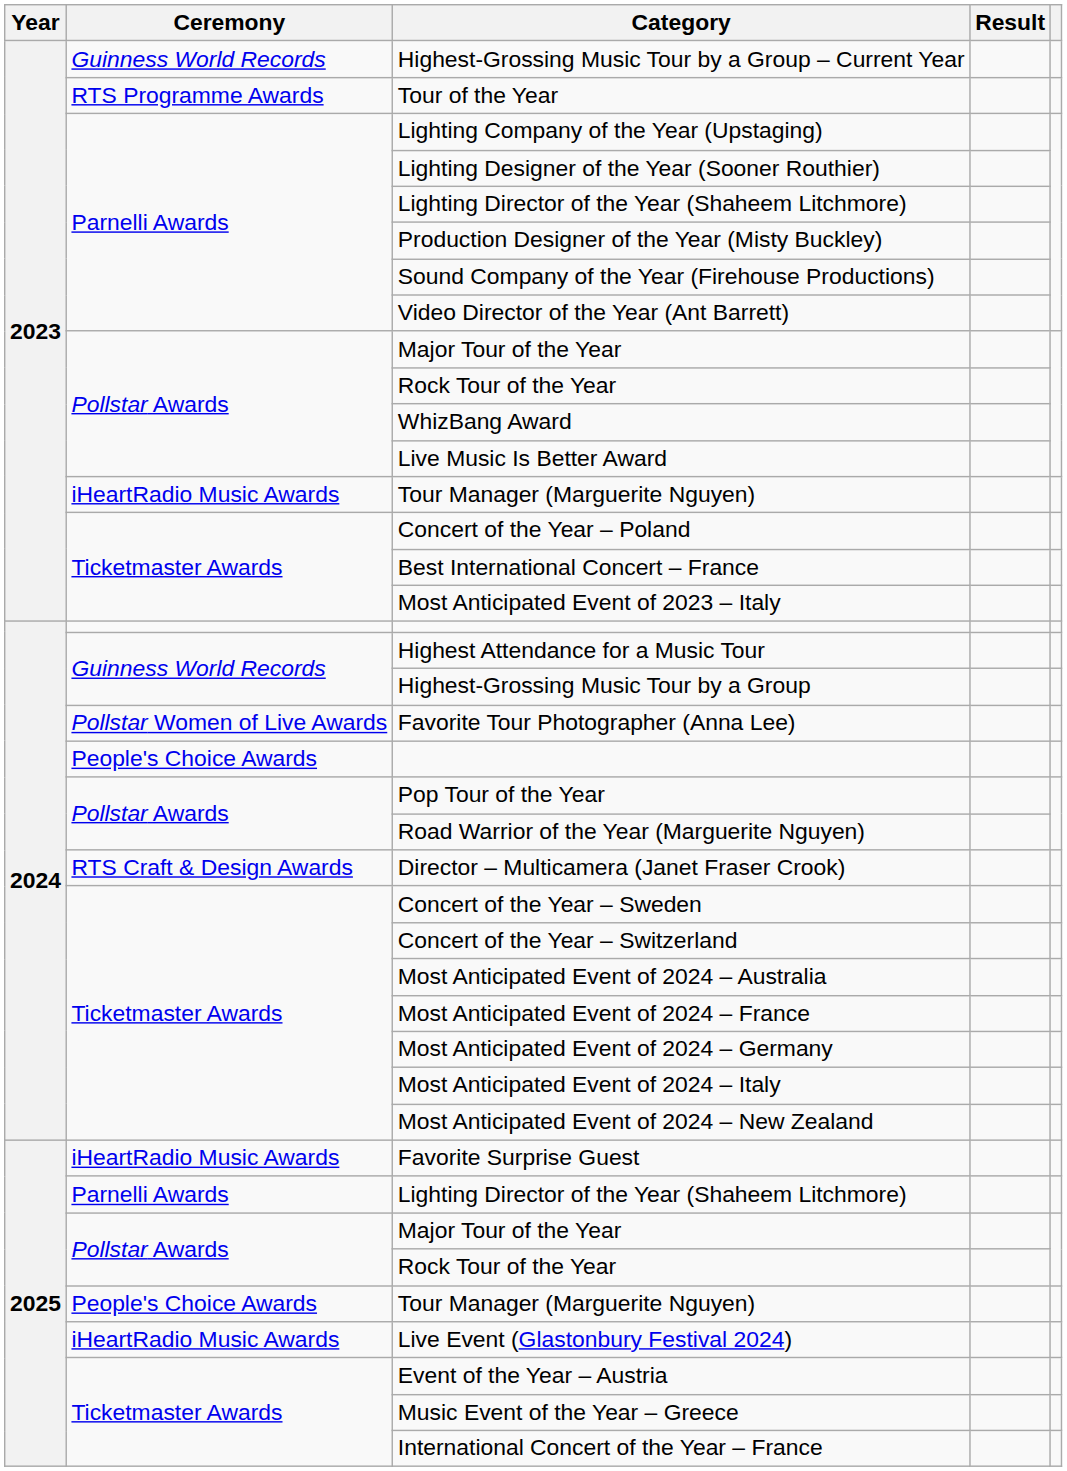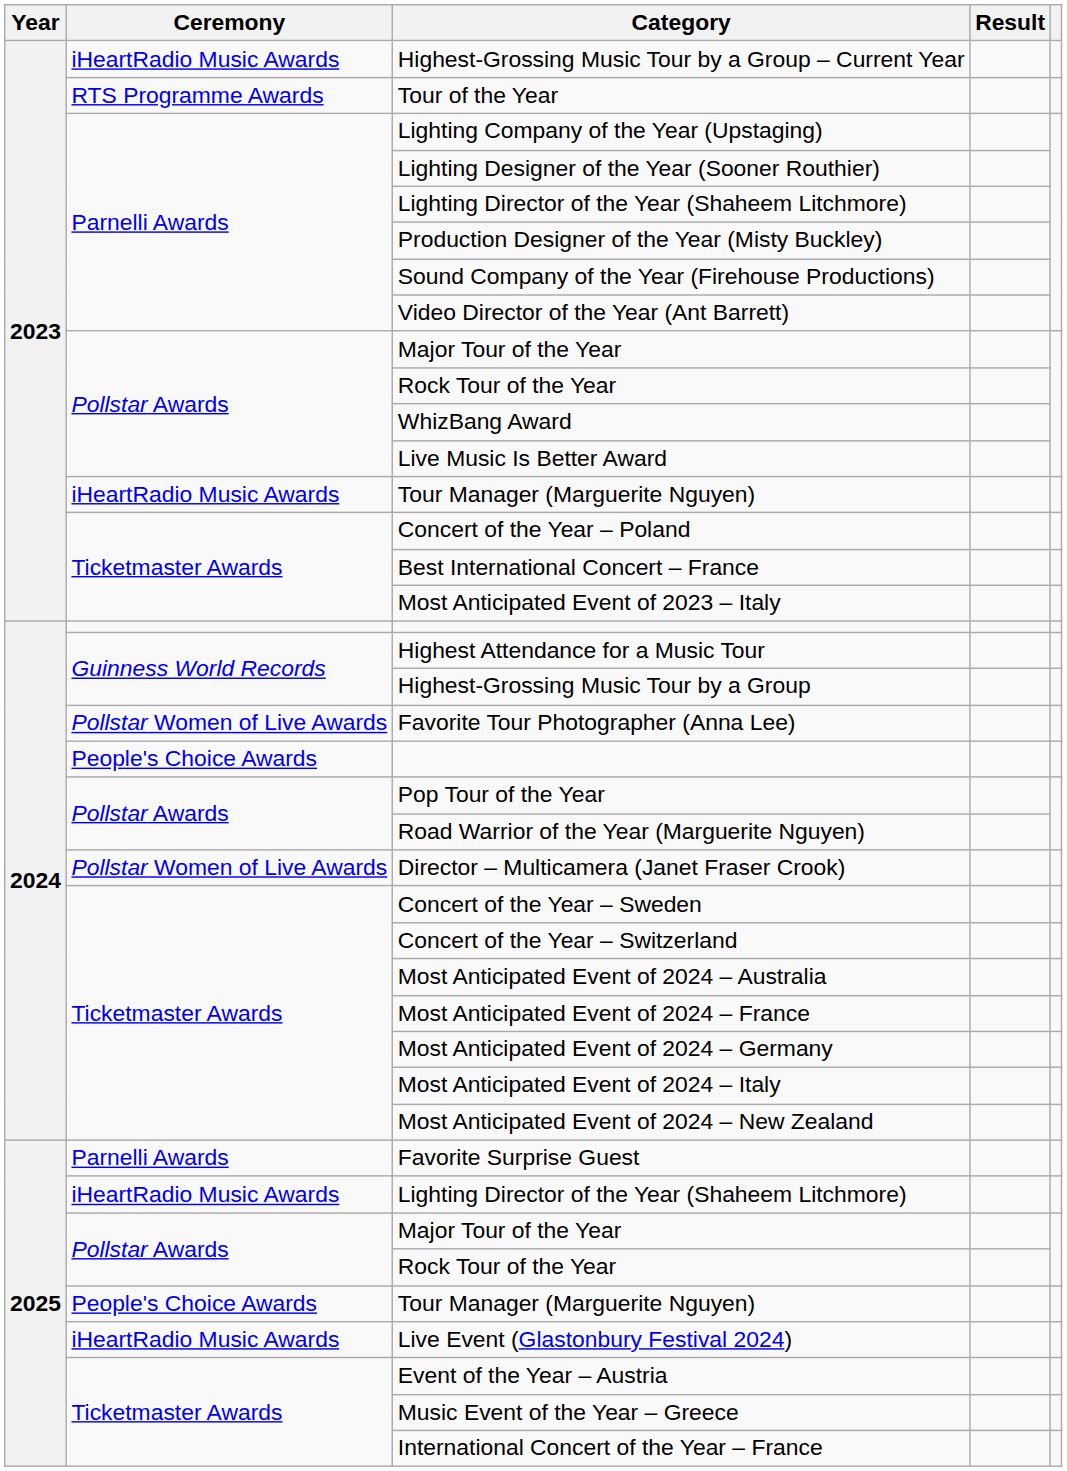(199, 58) Guinness World Records -> (205, 58) iHeartRadio Music Awards
(212, 867) RTS Craft & Design Awards -> (229, 867) Pollstar Women of Live Awards
(205, 1158) iHeartRadio Music Awards -> (150, 1158) Parnelli Awards
(150, 1194) Parnelli Awards -> (205, 1194) iHeartRadio Music Awards
